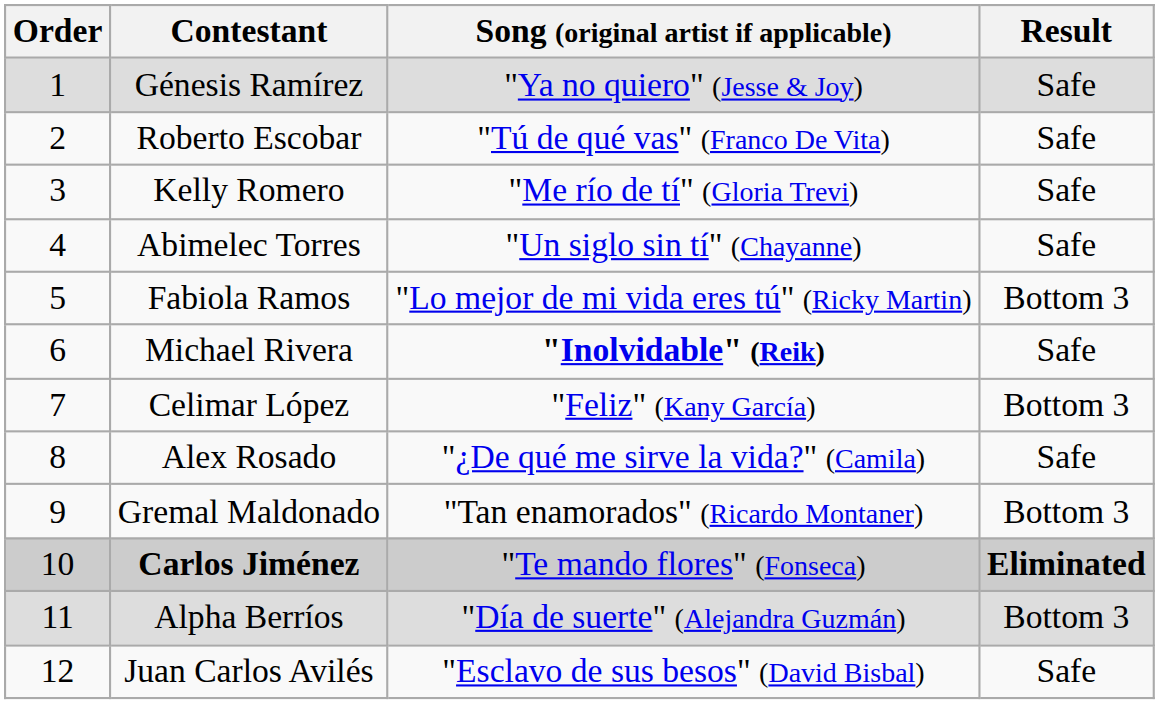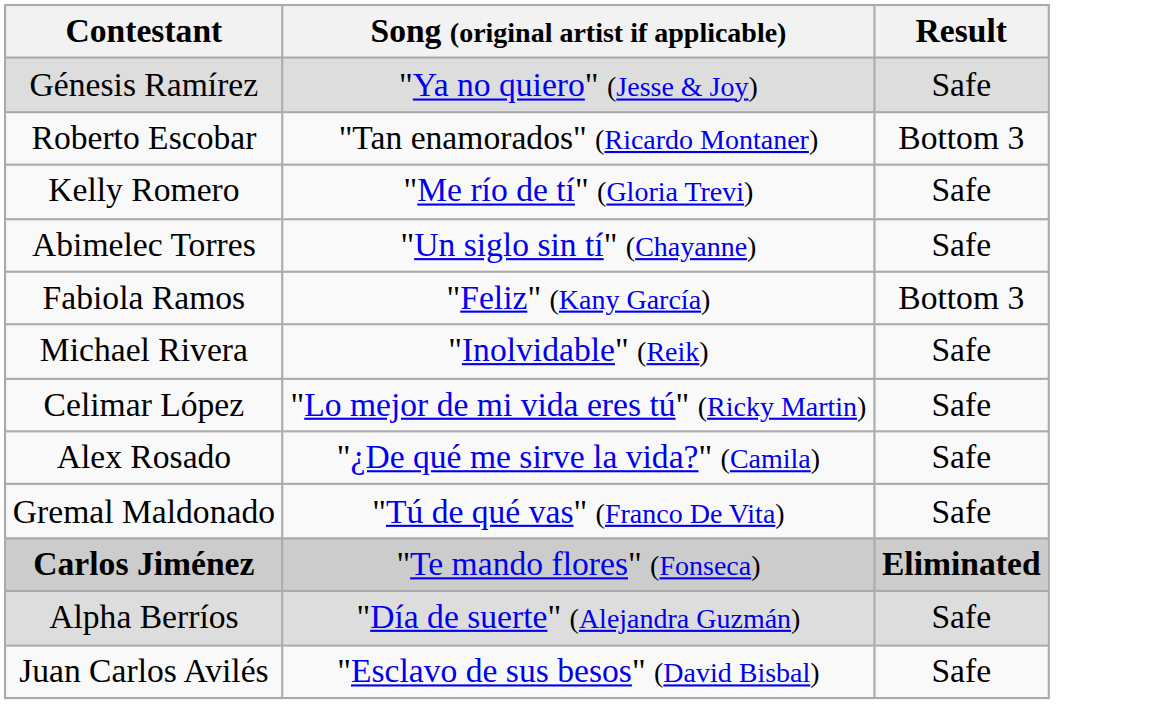- column: (58, 31)
(684, 137) "Tú de qué vas" (Franco De Vita) -> (578, 137) "Tan enamorados" (Ricardo Montaner)
(1066, 137) Safe -> (961, 137) Bottom 3
(684, 297) "Lo mejor de mi vida eres tú" (Ricky Martin) -> (578, 297) "Feliz" (Kany García)
(684, 350) bold -> (578, 350) normal
(684, 404) "Feliz" (Kany García) -> (578, 404) "Lo mejor de mi vida eres tú" (Ricky Martin)
(1066, 404) Bottom 3 -> (961, 404) Safe
(684, 510) "Tan enamorados" (Ricardo Montaner) -> (578, 510) "Tú de qué vas" (Franco De Vita)
(1066, 510) Bottom 3 -> (961, 510) Safe
(1066, 617) Bottom 3 -> (961, 617) Safe
